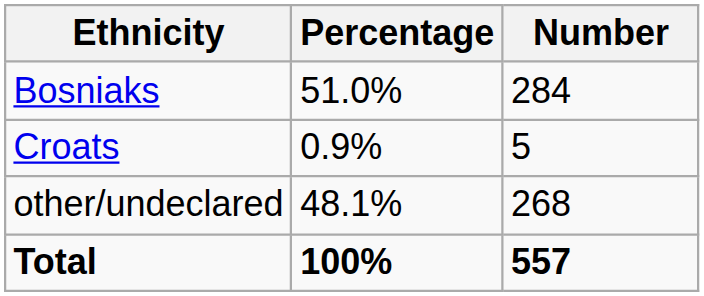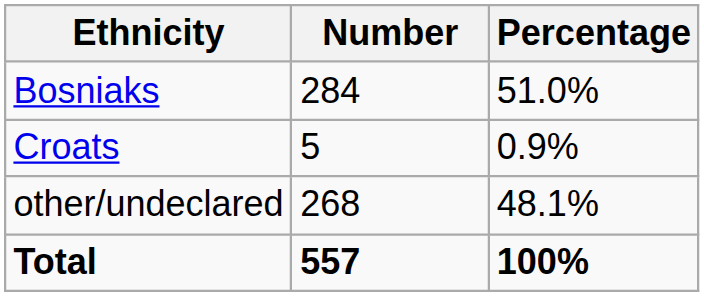columns swapped: (601, 33) <-> (397, 33)
